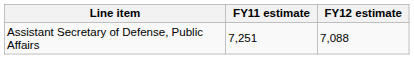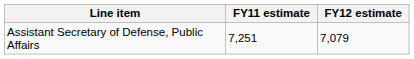(334, 38) 7,088 -> (334, 38) 7,079
